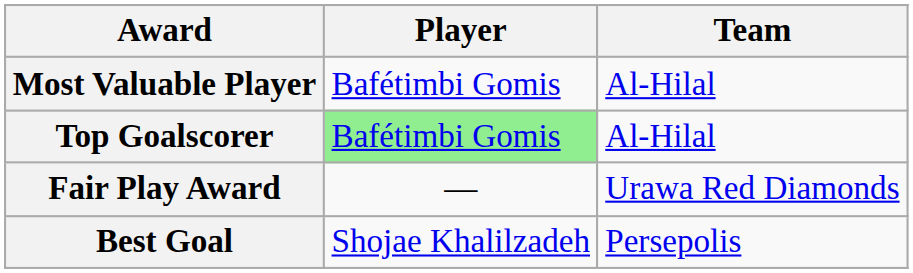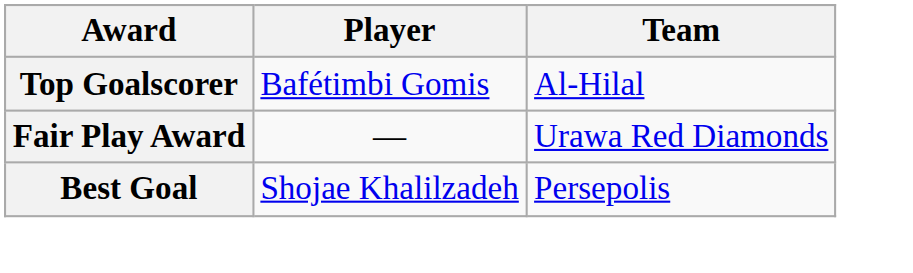- row: (164, 83)
(446, 135) lightgreen background -> (375, 83) no background
